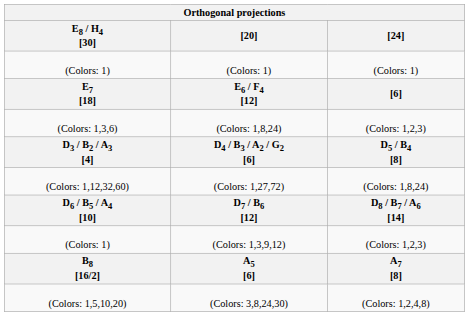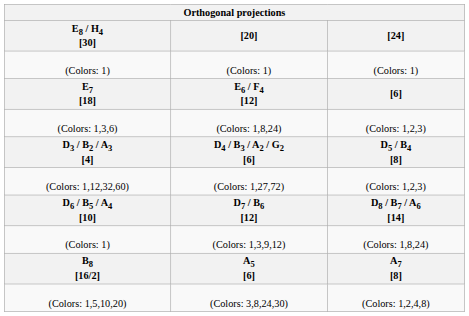(396, 187) (Colors: 1,8,24) -> (396, 187) (Colors: 1,2,3)
(396, 245) (Colors: 1,2,3) -> (396, 245) (Colors: 1,8,24)
